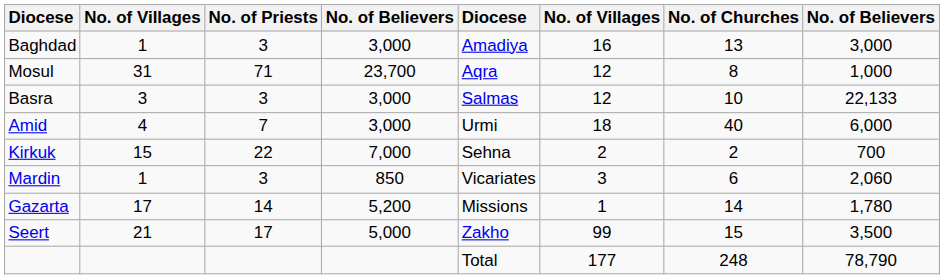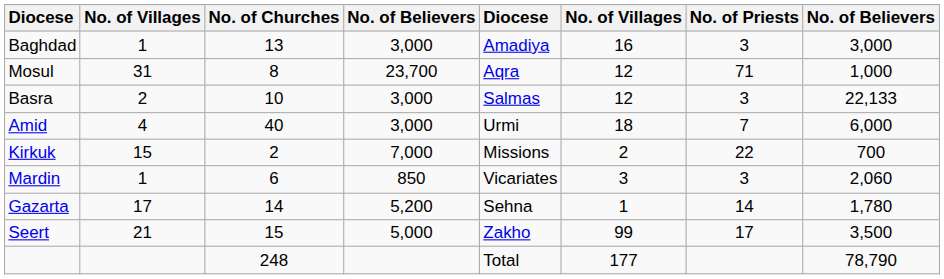columns swapped: (263, 17) <-> (734, 17)
(142, 98) 3 -> (142, 98) 2
(486, 152) Sehna -> (516, 152) Missions
(495, 206) Missions -> (508, 206) Sehna
